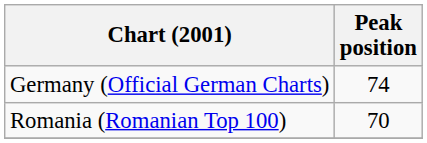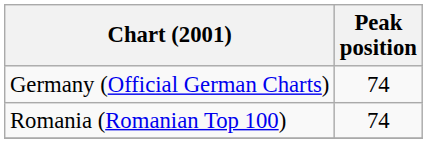(378, 120) 70 -> (378, 120) 74
